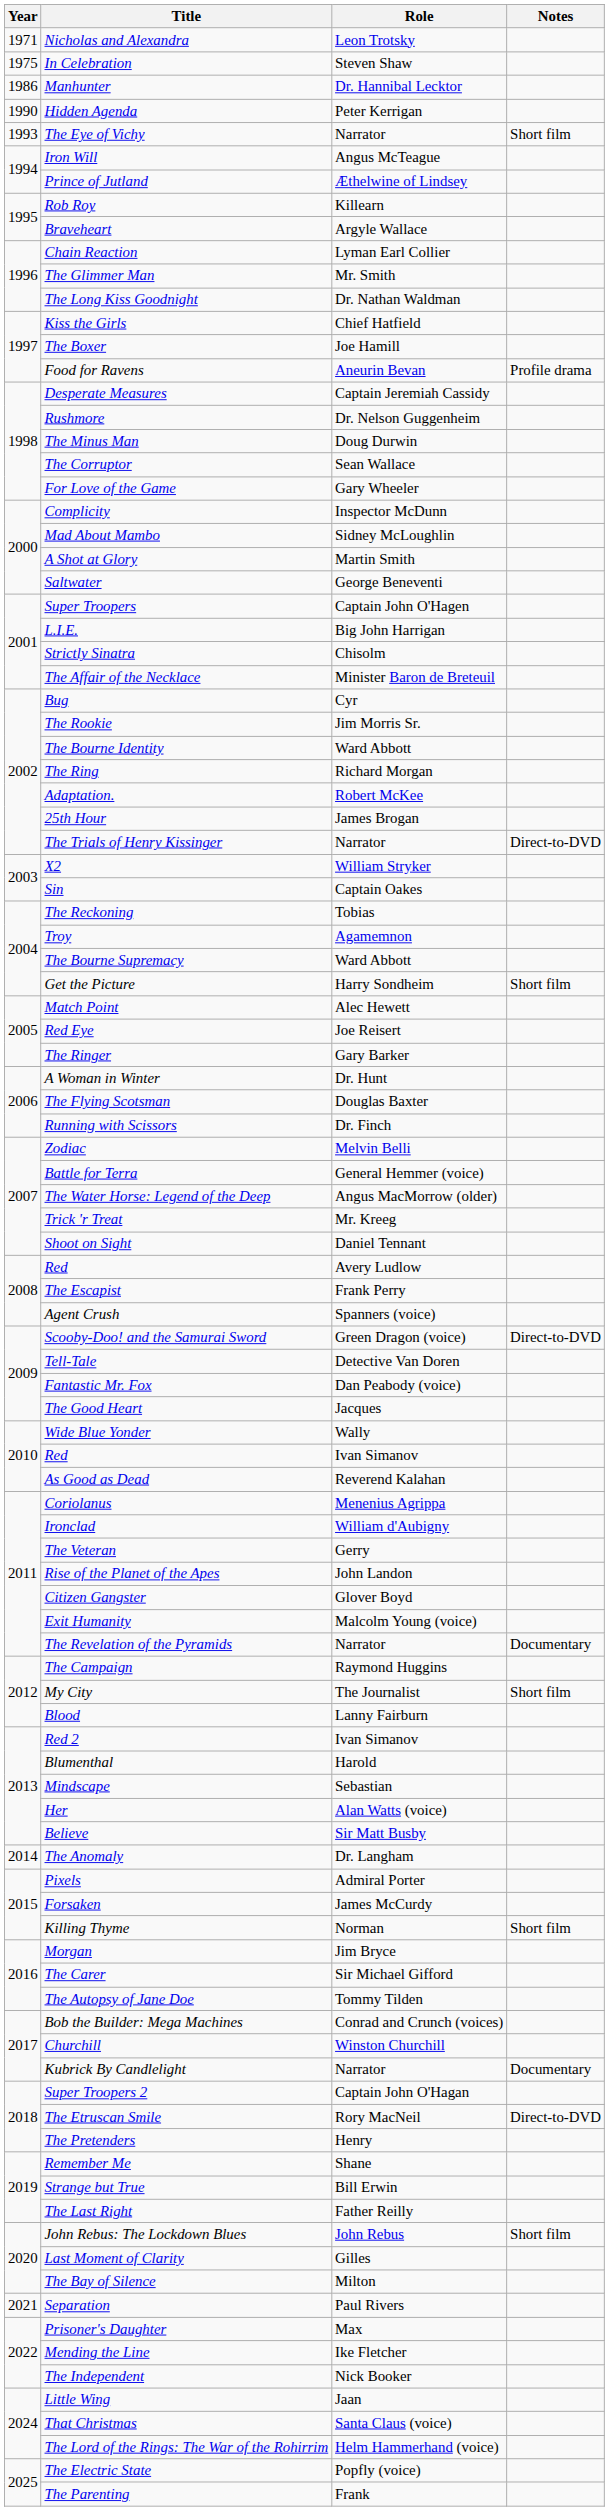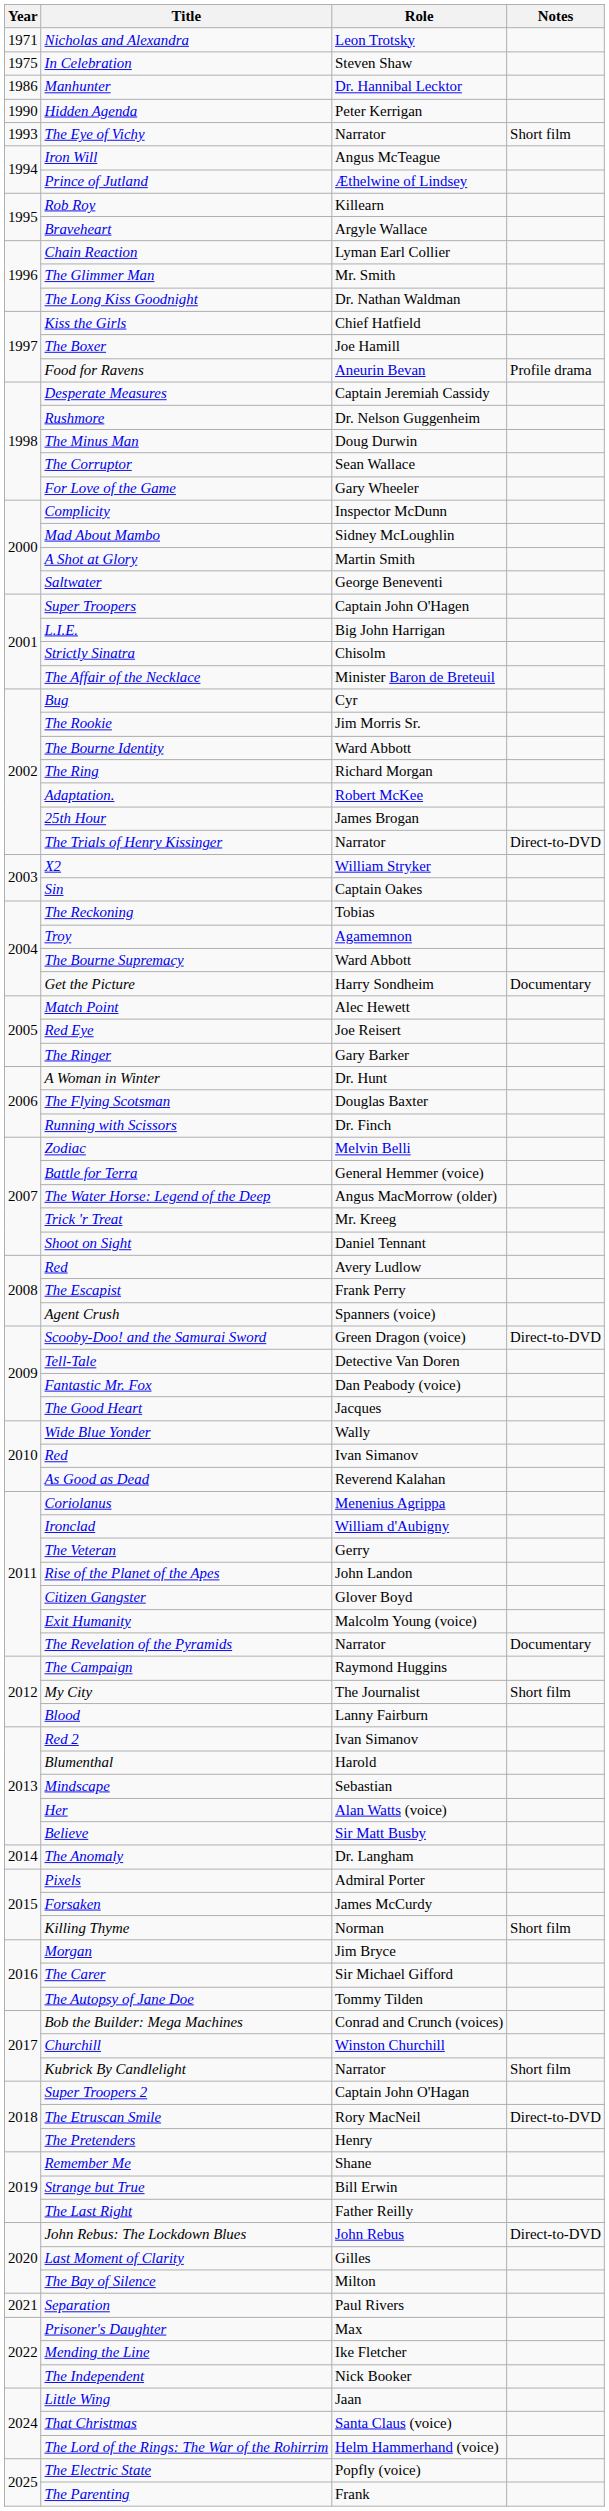(540, 983) Short film -> (551, 983) Documentary
(551, 2069) Documentary -> (540, 2069) Short film
(540, 2234) Short film -> (556, 2234) Direct-to-DVD
